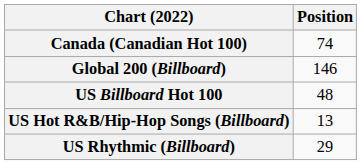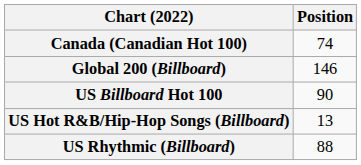(325, 95) 48 -> (325, 95) 90
(325, 146) 29 -> (325, 146) 88
